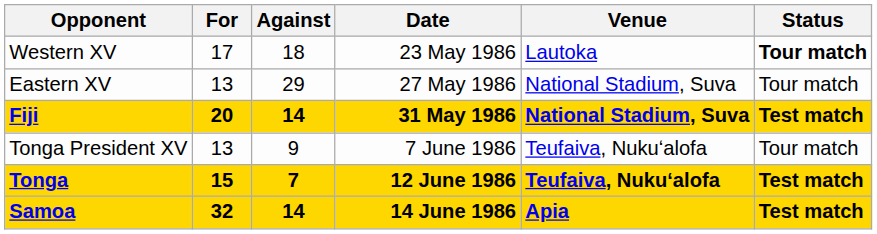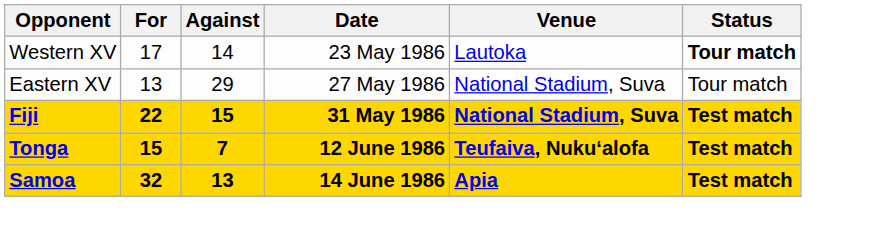(293, 52) 18 -> (222, 52) 14
(222, 116) 20 -> (151, 116) 22
(293, 116) 14 -> (222, 116) 15
- row: (98, 148)
(293, 212) 14 -> (222, 180) 13
